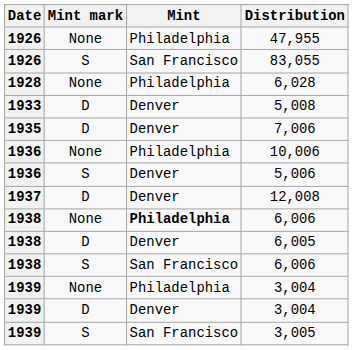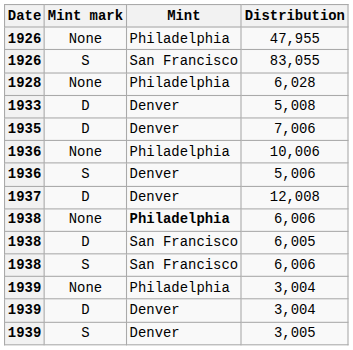(155, 243) Denver -> (184, 243) San Francisco
(184, 333) San Francisco -> (155, 333) Denver
